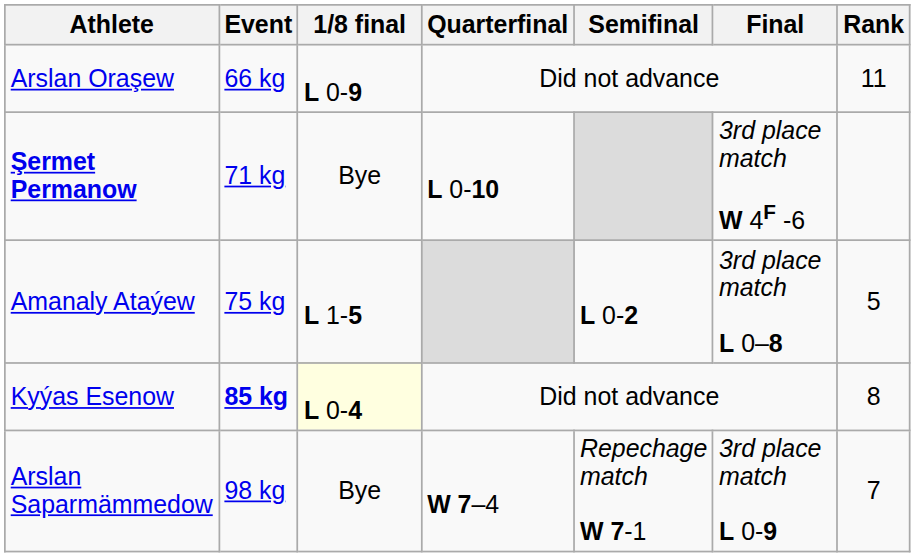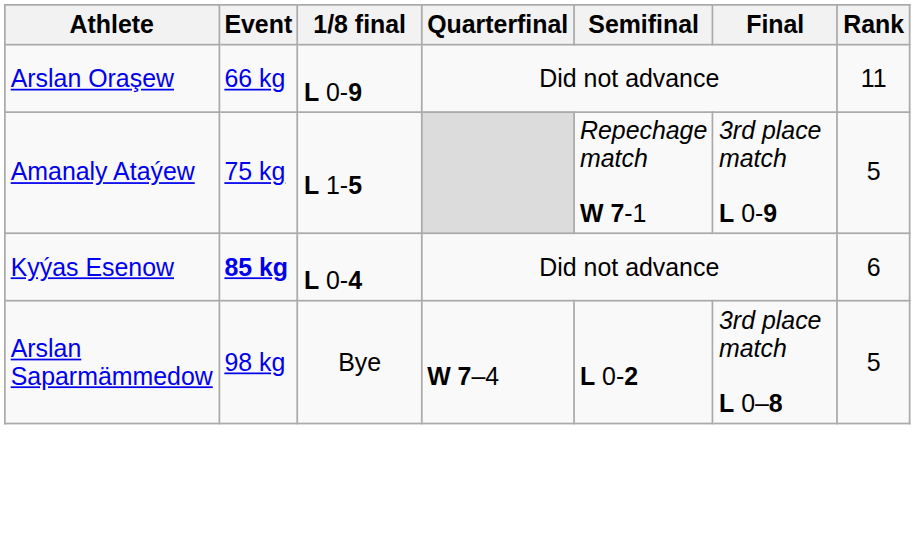- row: (74, 176)
(609, 316) L 0-2 -> (644, 173) Repechage match W 7-1
(770, 302) 3rd place match L 0–8 -> (770, 173) 3rd place match L 0-9
(333, 410) lightyellow background -> (333, 281) no background
(874, 397) 8 -> (874, 268) 6
(644, 491) Repechage match W 7-1 -> (609, 376) L 0-2
(770, 491) 3rd place match L 0-9 -> (770, 362) 3rd place match L 0–8
(874, 491) 7 -> (874, 362) 5
